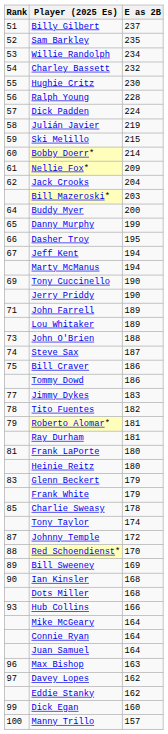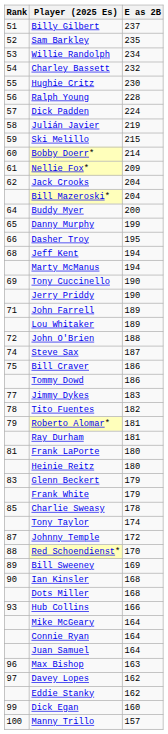(132, 197) 203 -> (132, 197) 204
(12, 253) 67 -> (12, 253) 68
(12, 339) 73 -> (12, 339) 72
